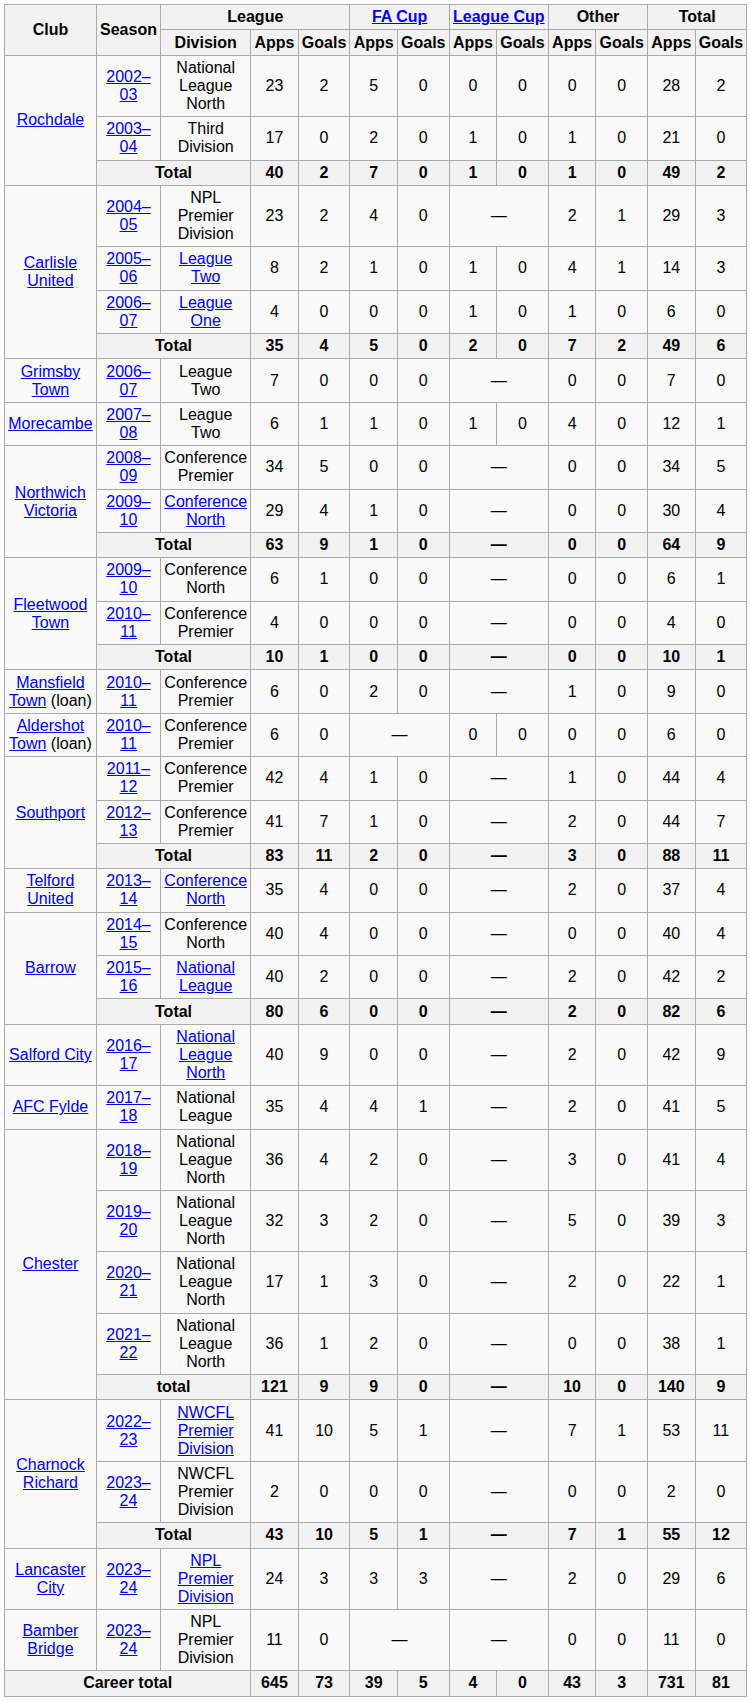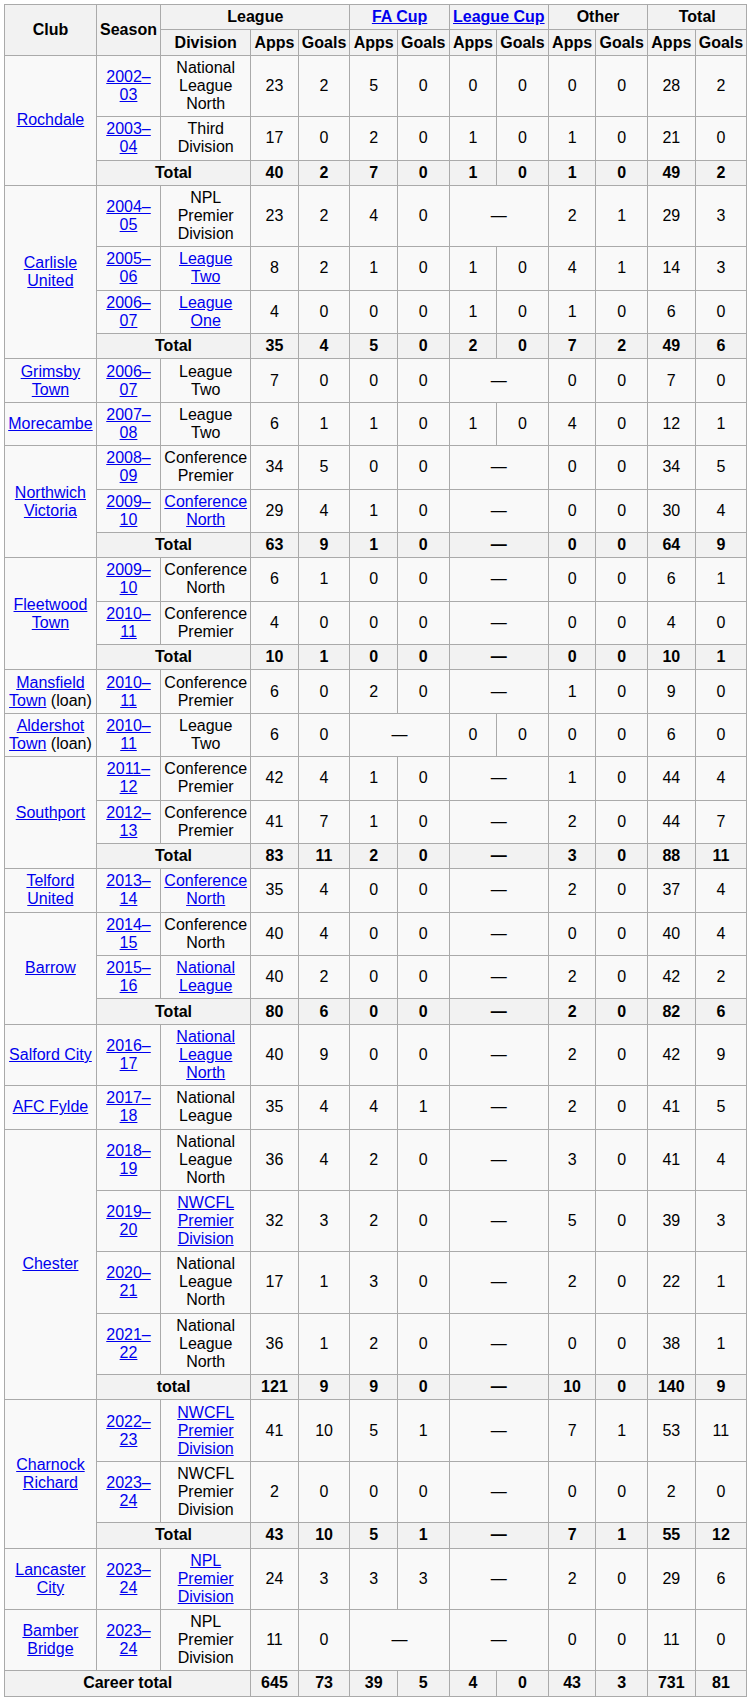(206, 734) Conference Premier -> (206, 734) League Two
(206, 1221) National League North -> (206, 1221) NWCFL Premier Division
